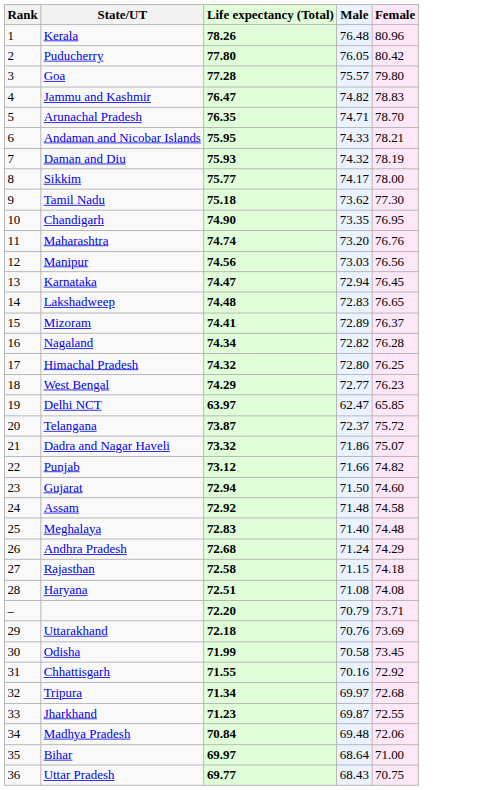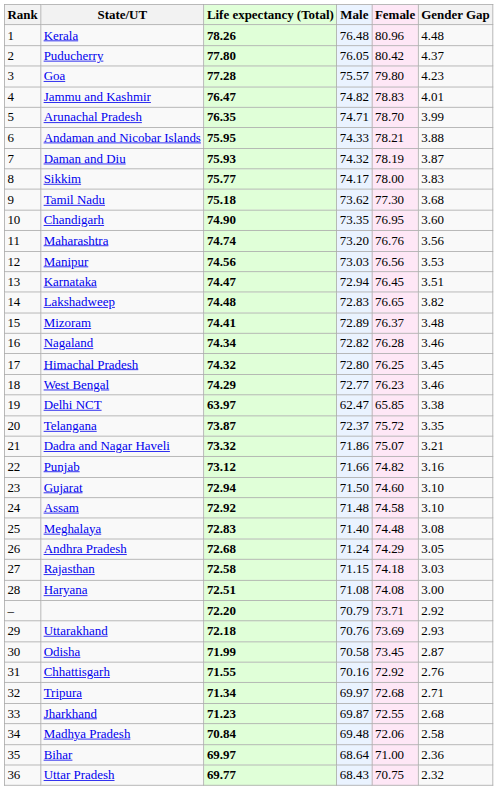+ column: (455, 14)
